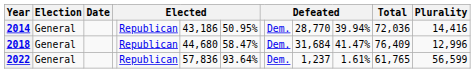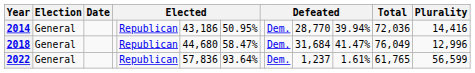(392, 44) 76,409 -> (392, 44) 76,049
